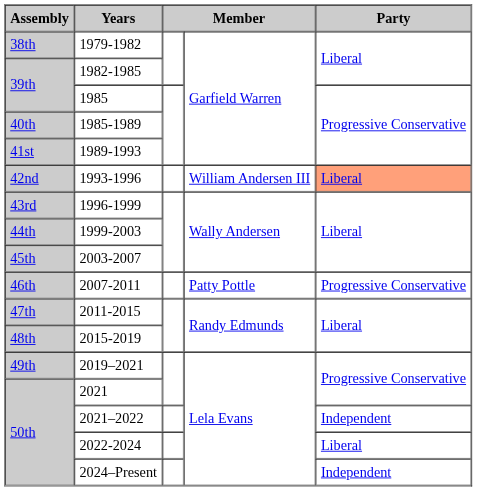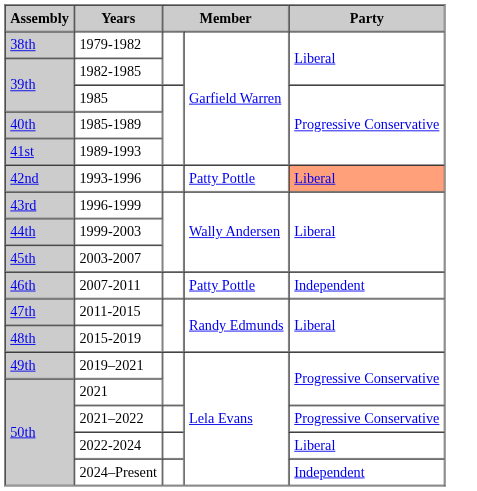(250, 178) William Andersen III -> (222, 178) Patty Pottle
(393, 285) Progressive Conservative -> (329, 285) Independent
(356, 418) Independent -> (367, 418) Progressive Conservative
